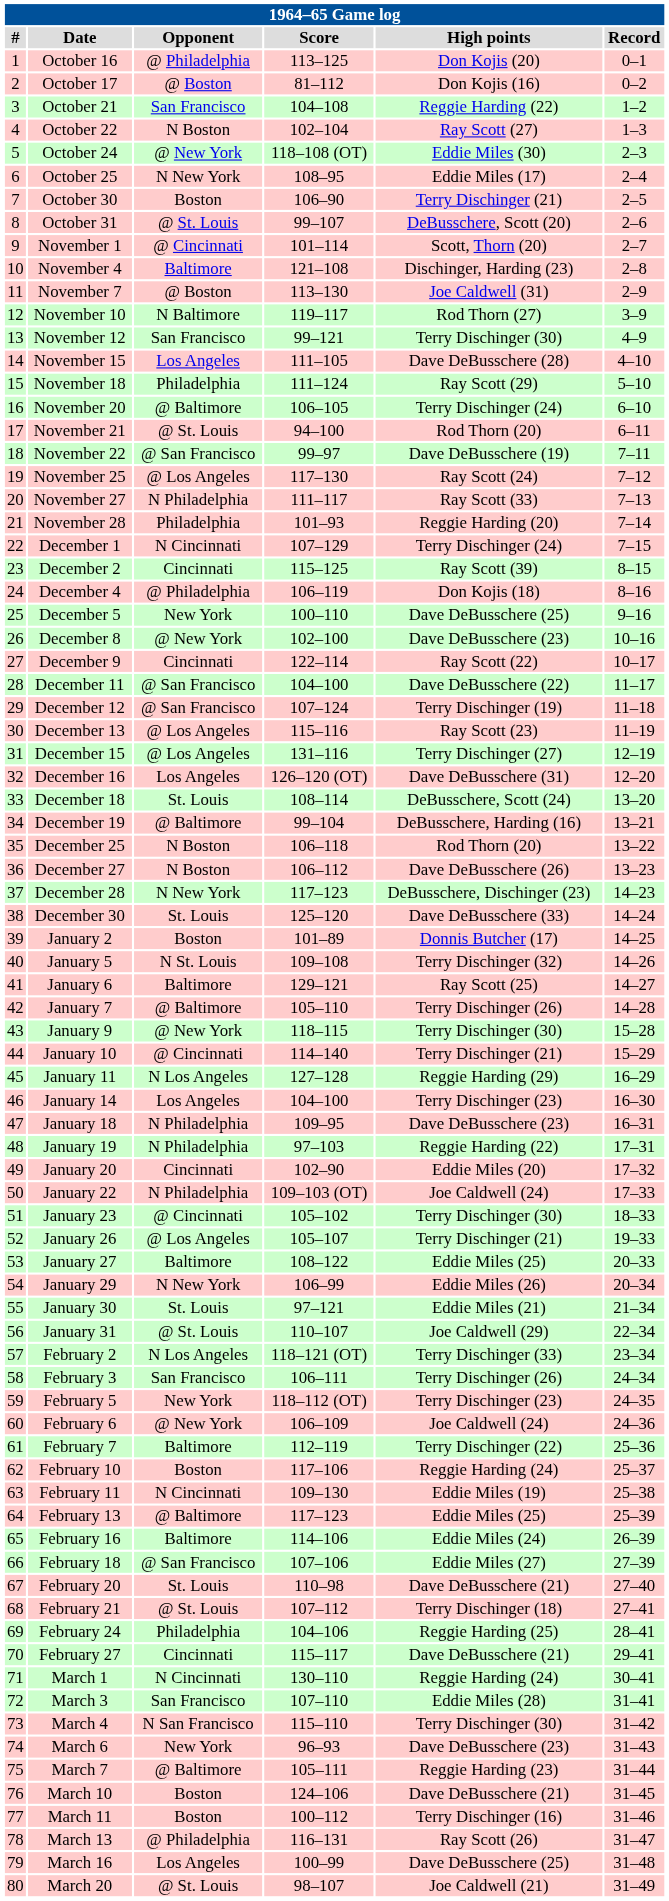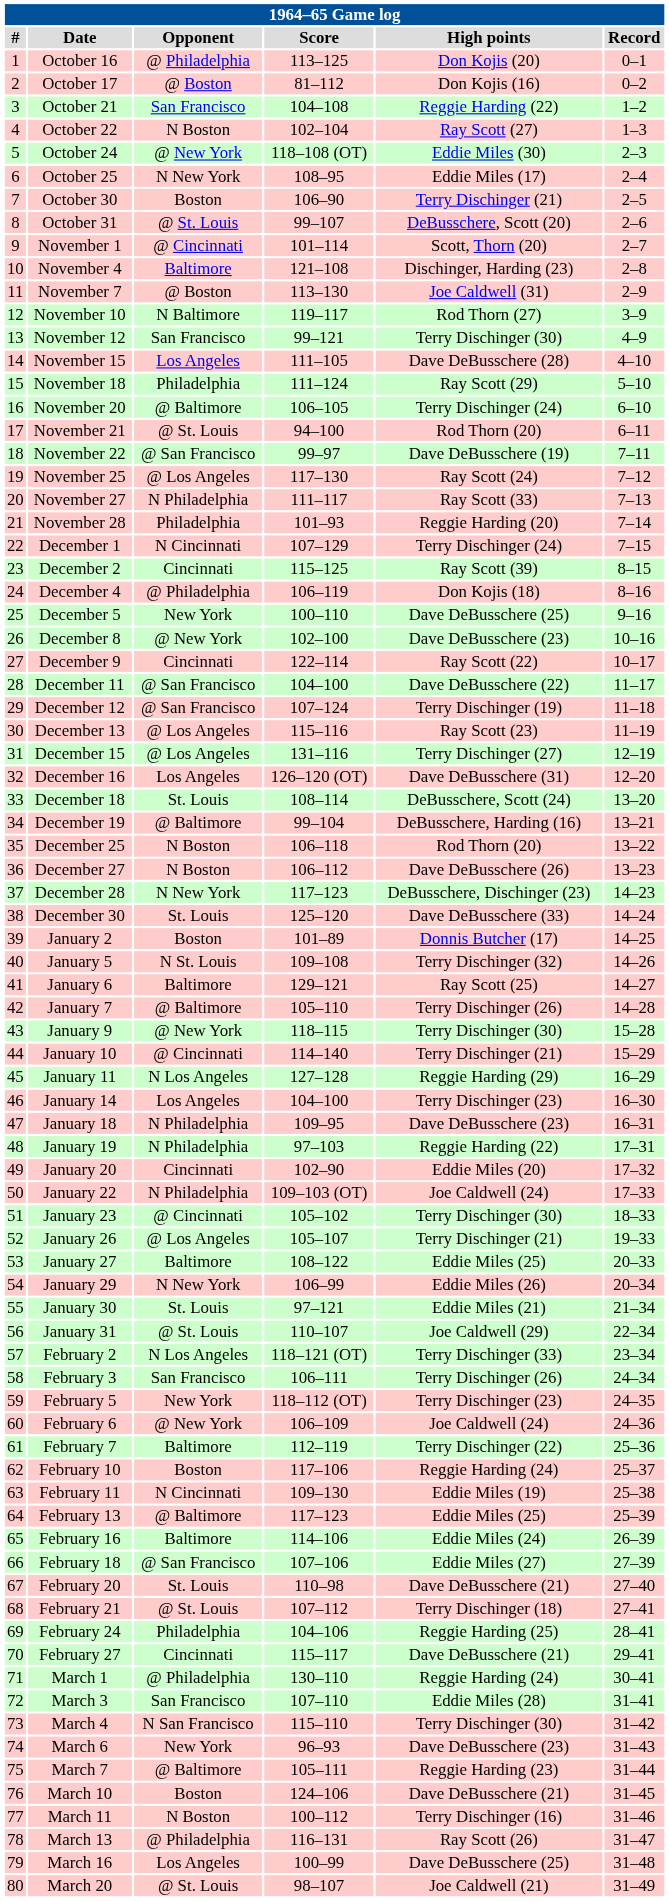(198, 1677) N Cincinnati -> (198, 1677) @ Philadelphia
(198, 1816) Boston -> (198, 1816) N Boston
